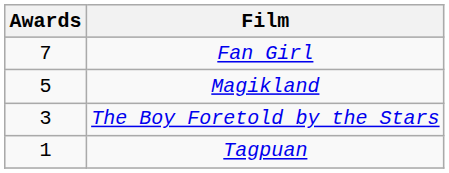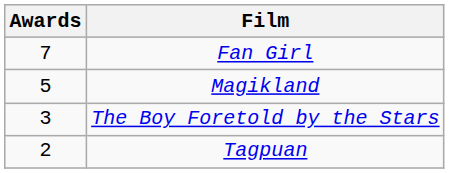(46, 152) 1 -> (46, 152) 2
